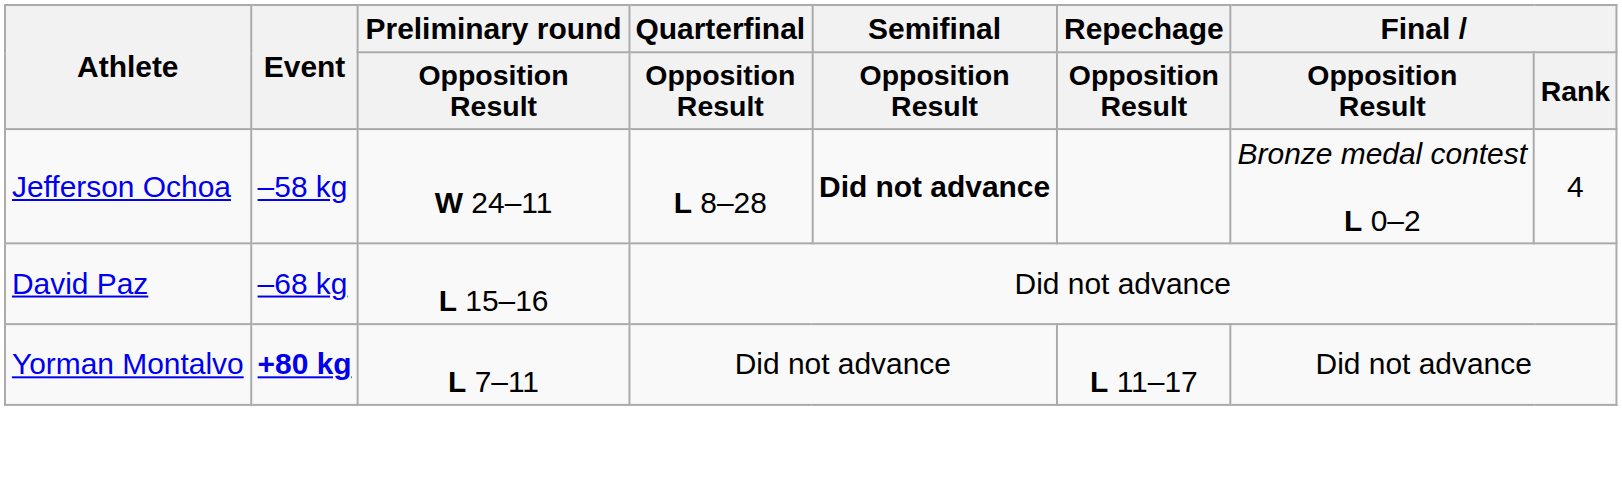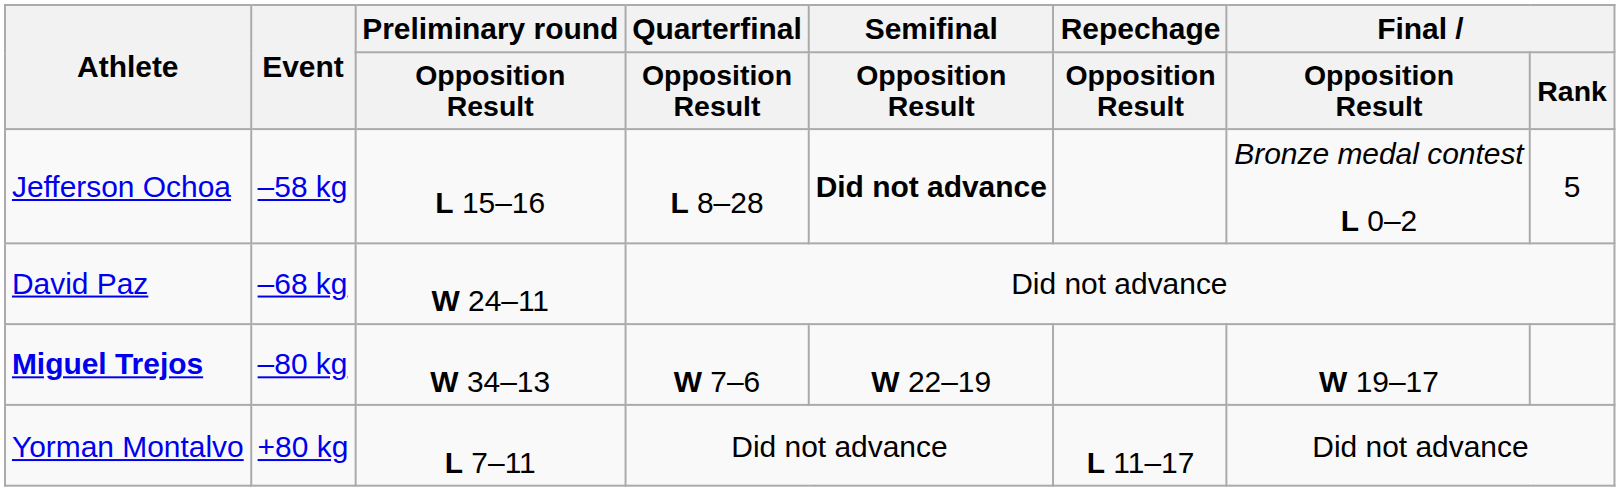(494, 203) W 24–11 -> (490, 203) L 15–16
(1575, 186) 4 -> (1572, 186) 5
(494, 300) L 15–16 -> (490, 300) W 24–11
+ row: (108, 365)
(305, 365) bold -> (303, 446) normal
